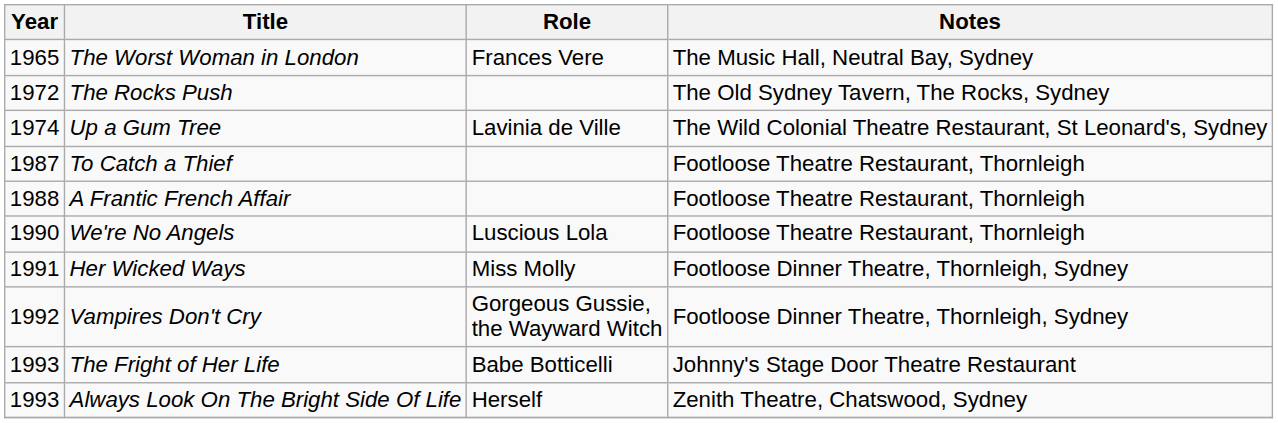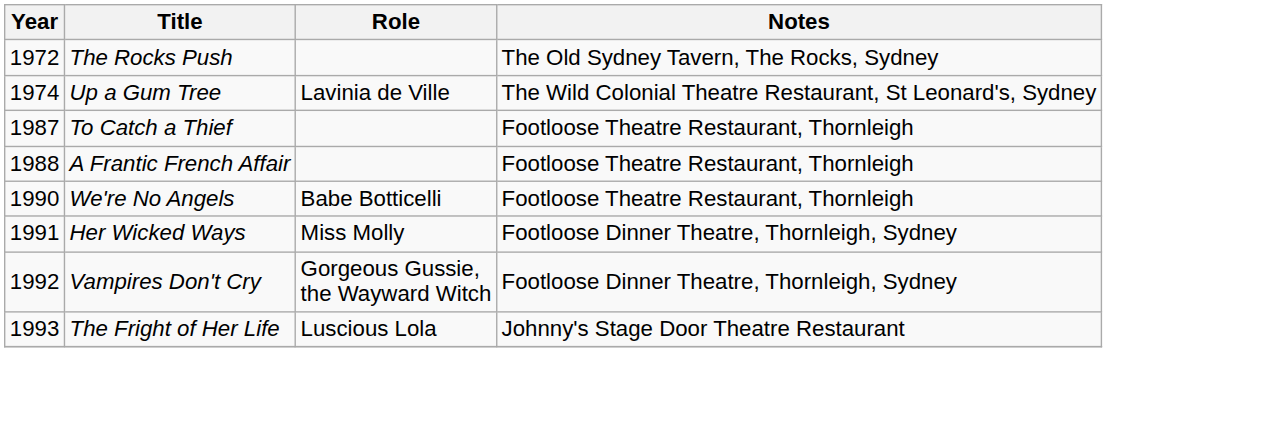- row: (214, 57)
(540, 233) Luscious Lola -> (371, 198) Babe Botticelli
(542, 364) Babe Botticelli -> (369, 329) Luscious Lola
- row: (265, 399)
